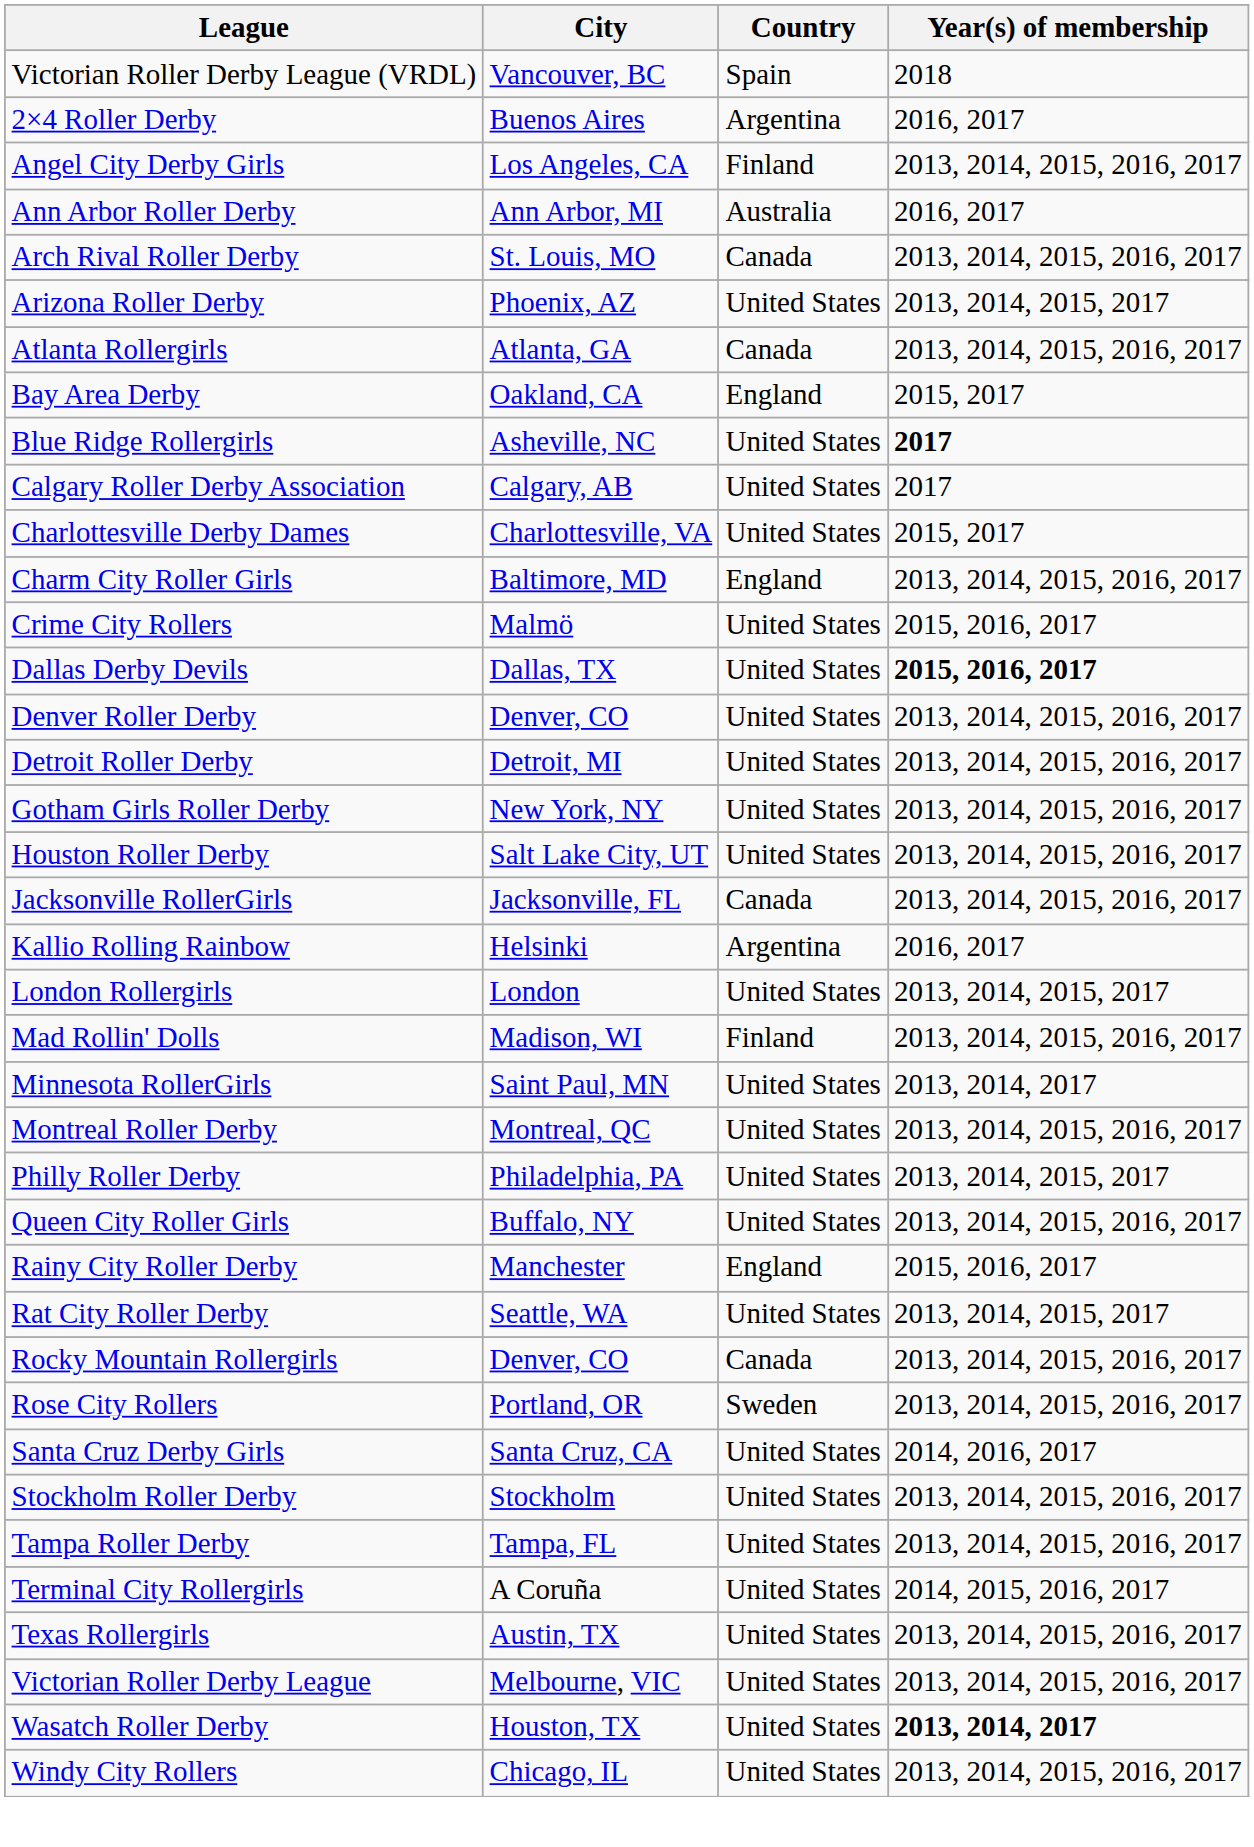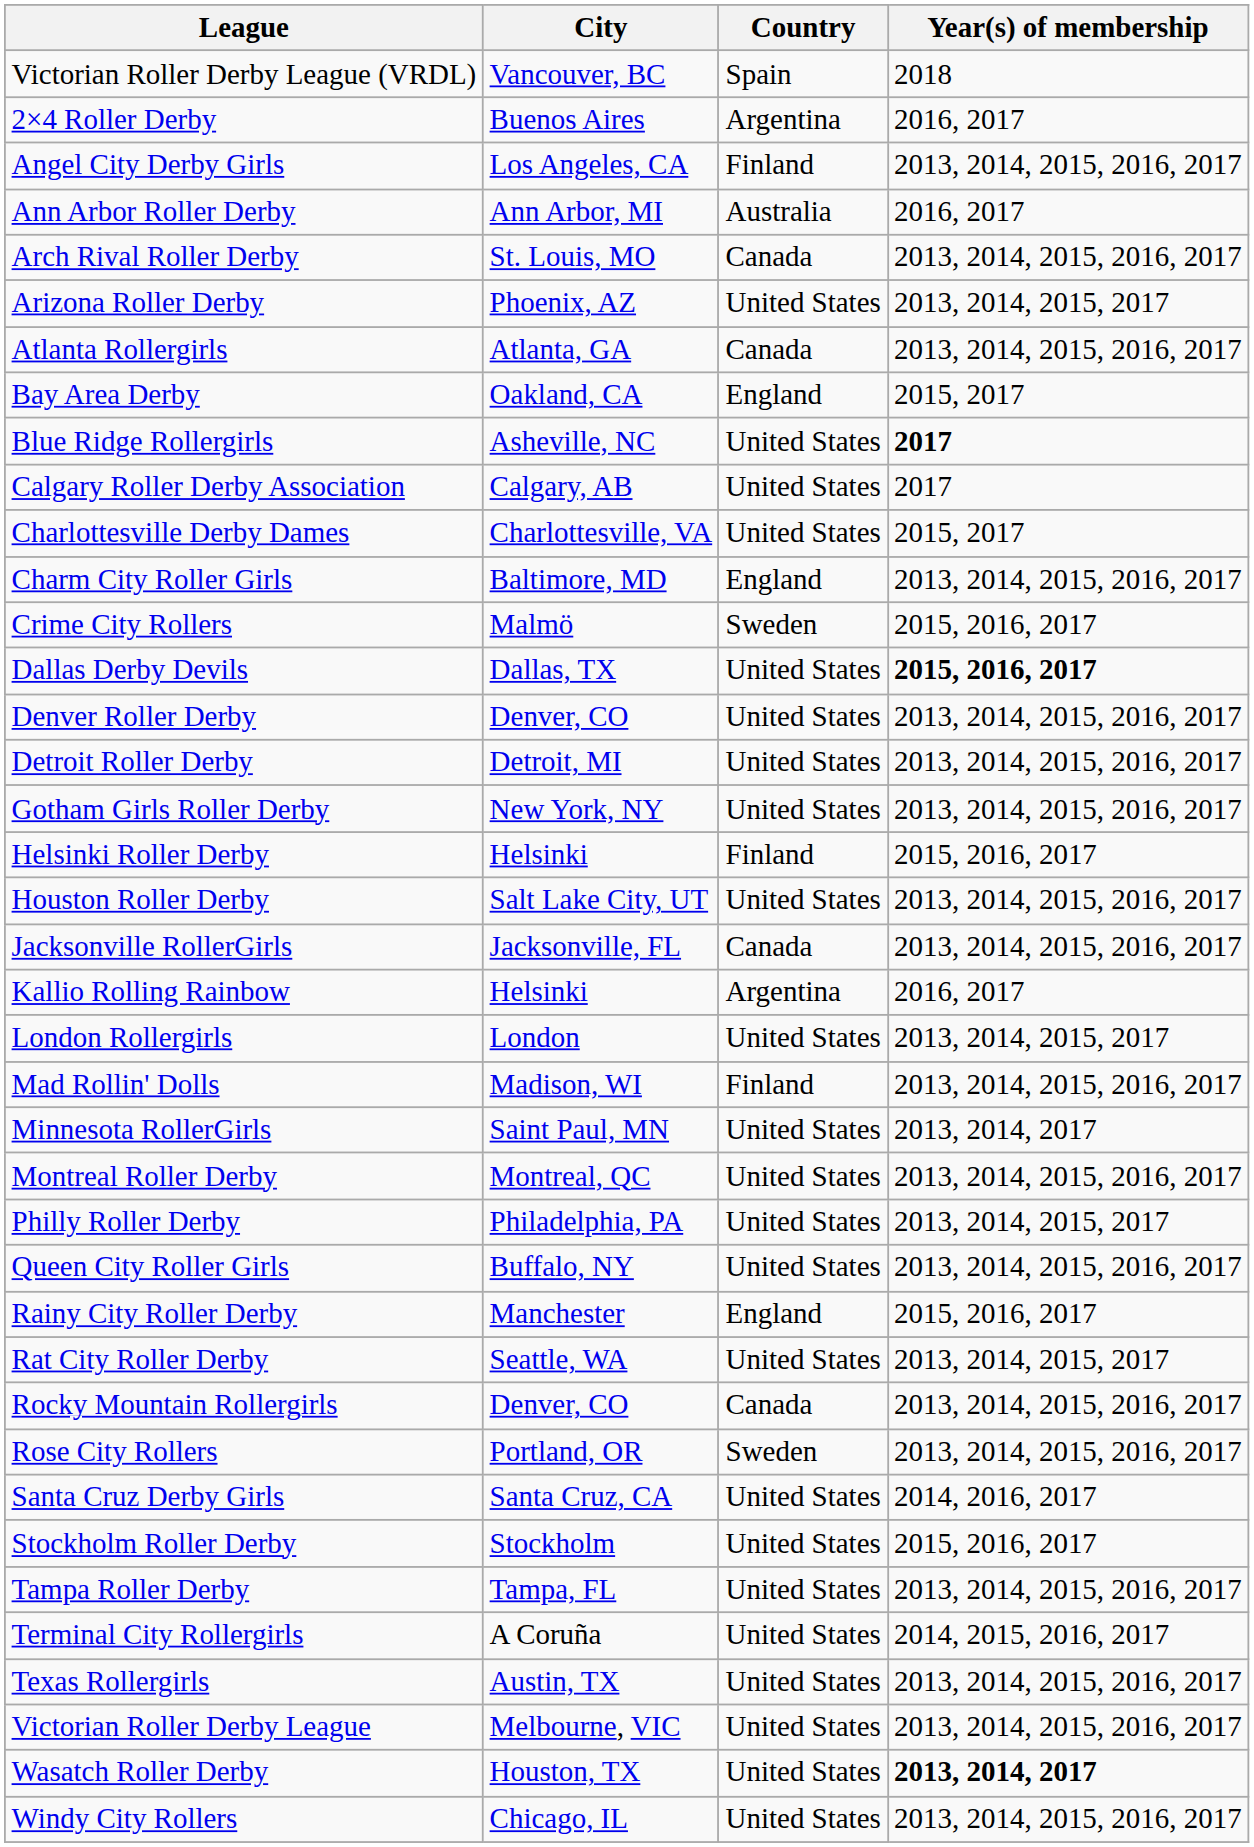(803, 624) United States -> (771, 624) Sweden
+ row: (140, 854)
(1068, 1497) 2013, 2014, 2015, 2016, 2017 -> (995, 1543) 2015, 2016, 2017
